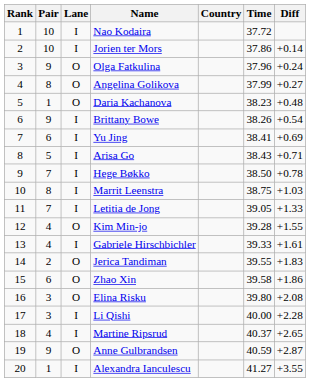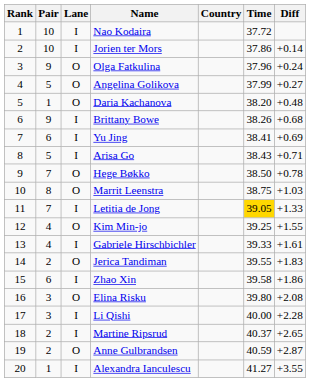(49, 84) 8 -> (49, 84) 5
(259, 102) 38.23 -> (259, 102) 38.20
(290, 119) +0.54 -> (290, 119) +0.68
(76, 173) I -> (76, 173) O
(76, 191) I -> (76, 191) O
(259, 208) no background -> (259, 208) gold background
(259, 226) 39.28 -> (259, 226) 39.25
(76, 279) O -> (76, 279) I
(49, 333) 4 -> (49, 333) 2
(49, 350) 9 -> (49, 350) 2
